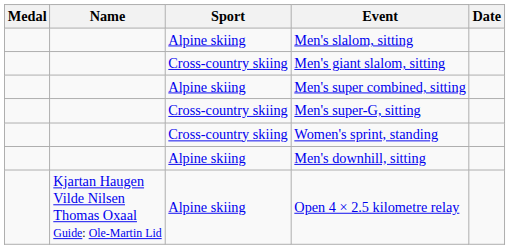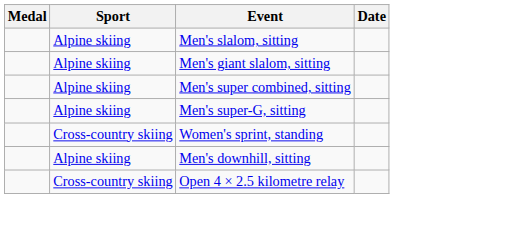- column: (107, 16)
(228, 63) Cross-country skiing -> (92, 63) Alpine skiing
(228, 110) Cross-country skiing -> (92, 110) Alpine skiing
(207, 206) Alpine skiing -> (113, 181) Cross-country skiing
